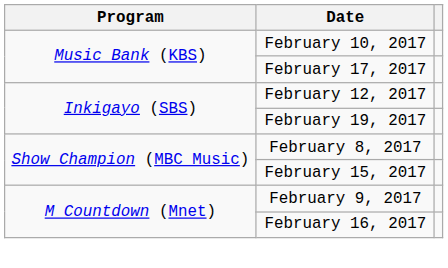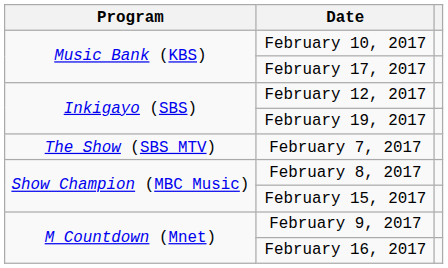+ row: (345, 147)
